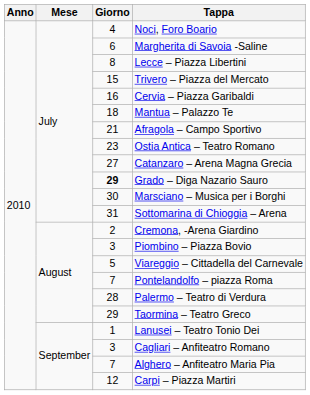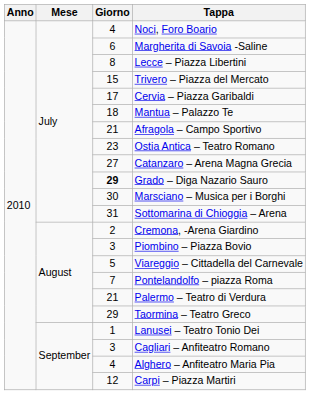(112, 96) 16 -> (112, 96) 17
(112, 297) 28 -> (112, 297) 21
(112, 364) 7 -> (112, 364) 4
